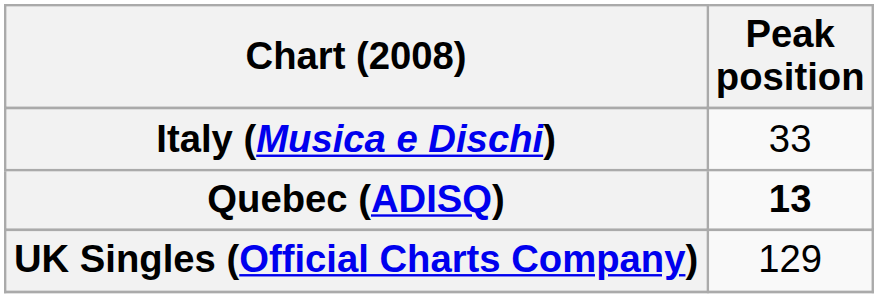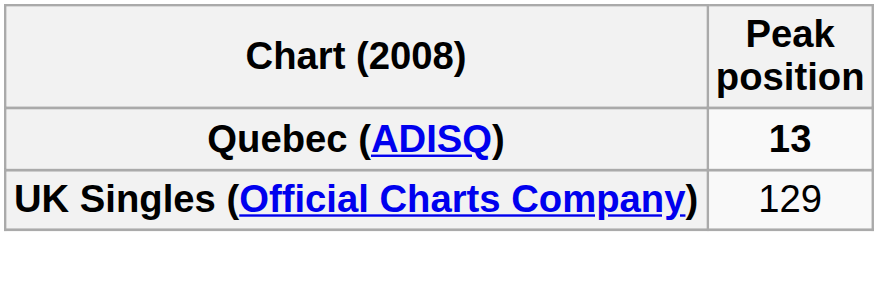- row: (356, 138)
